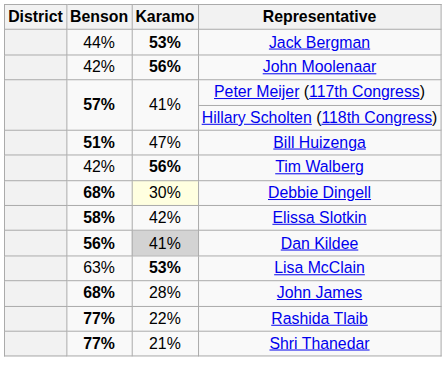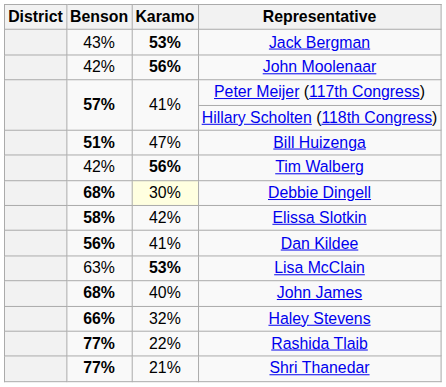(99, 42) 44% -> (99, 42) 43%
(165, 243) lightgrey background -> (165, 243) no background
(165, 293) 28% -> (165, 293) 40%
+ row: (320, 318)
